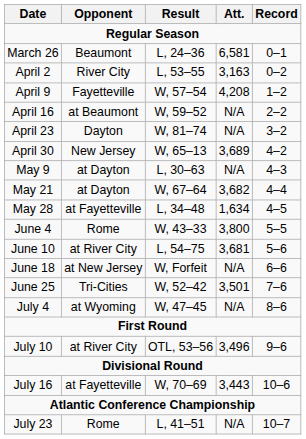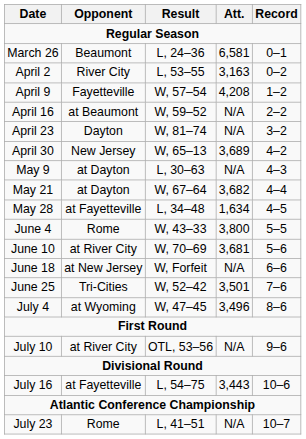(181, 248) L, 54–75 -> (181, 248) W, 70–69
(234, 307) N/A -> (234, 307) 3,496
(234, 346) 3,496 -> (234, 346) N/A
(181, 385) W, 70–69 -> (181, 385) L, 54–75
